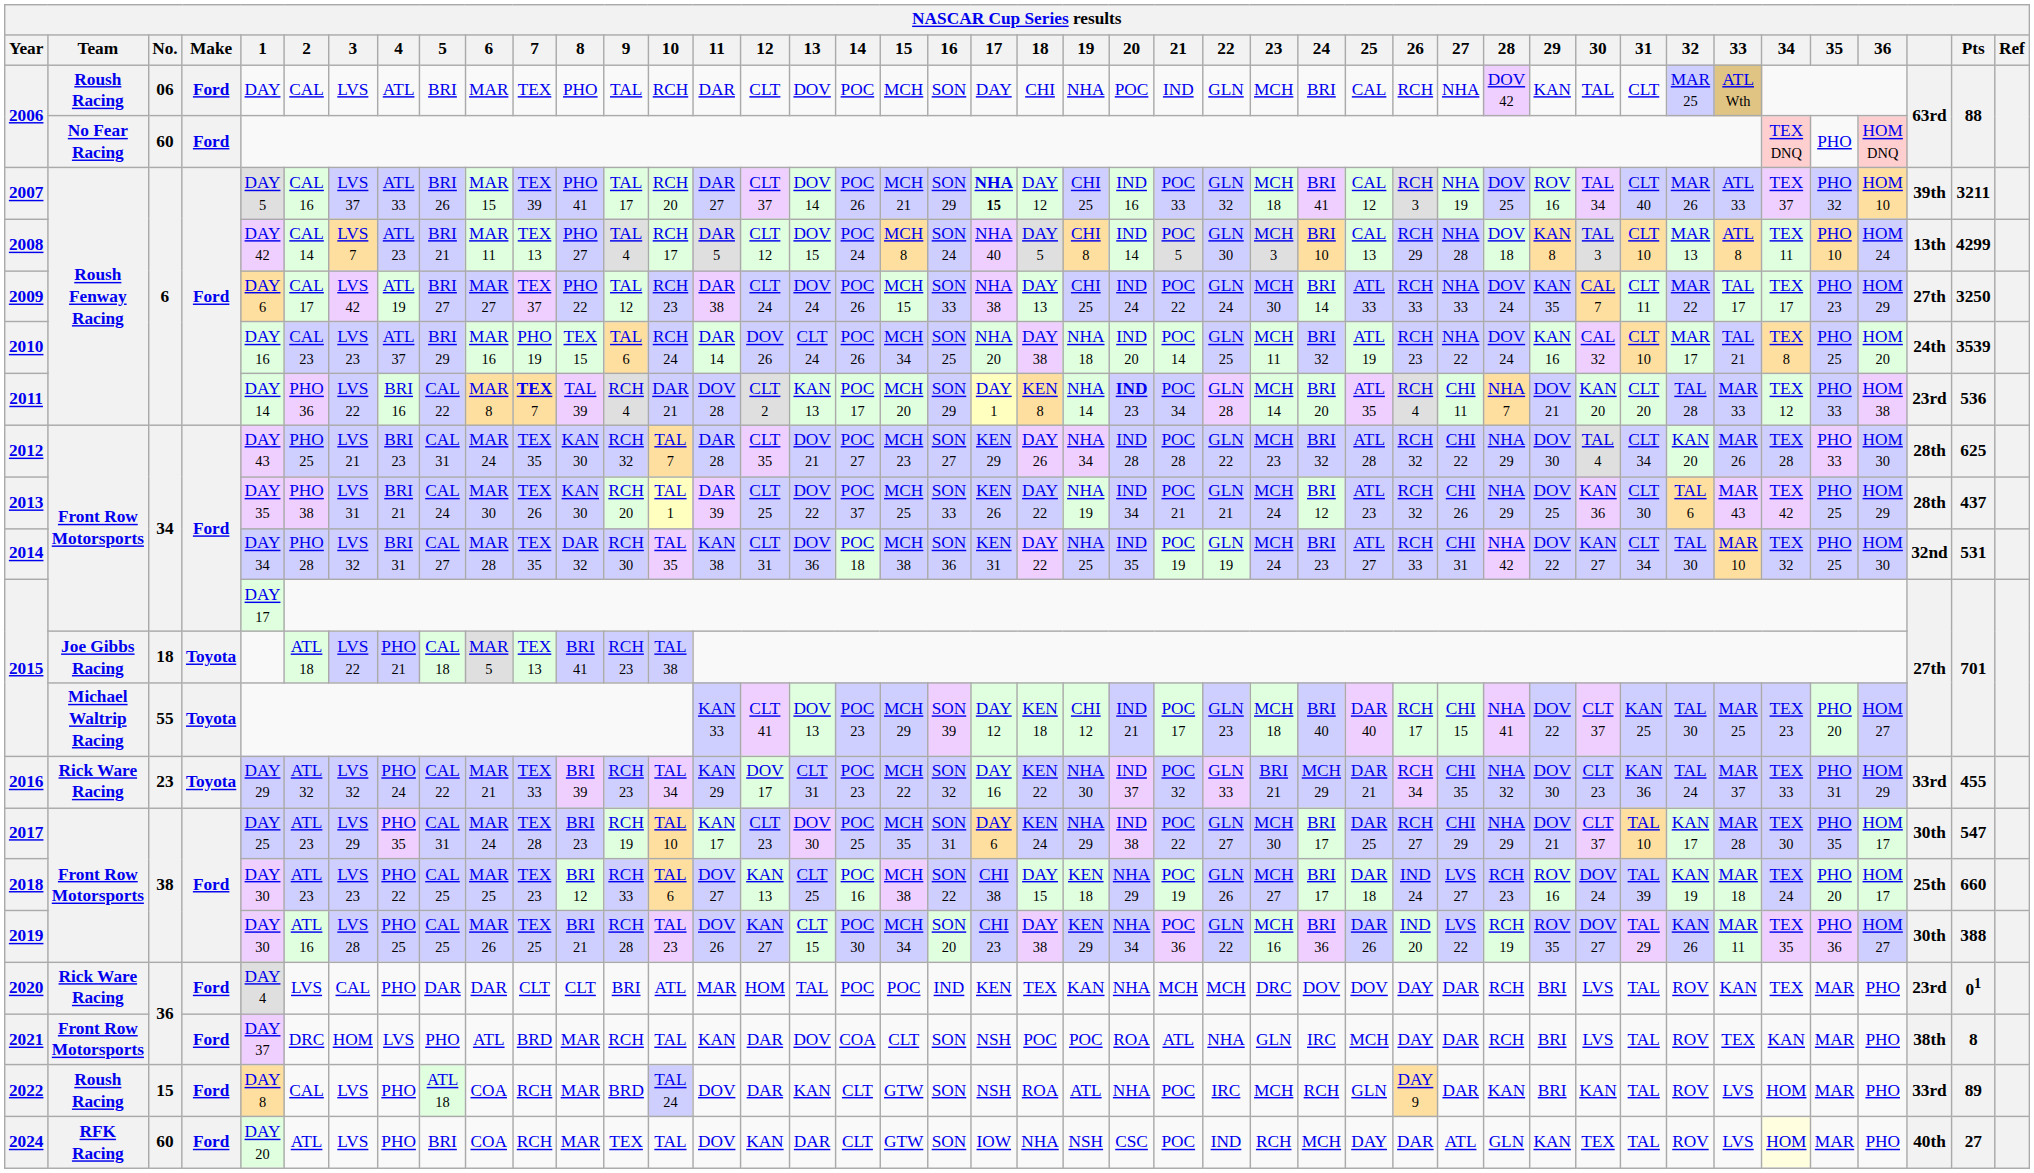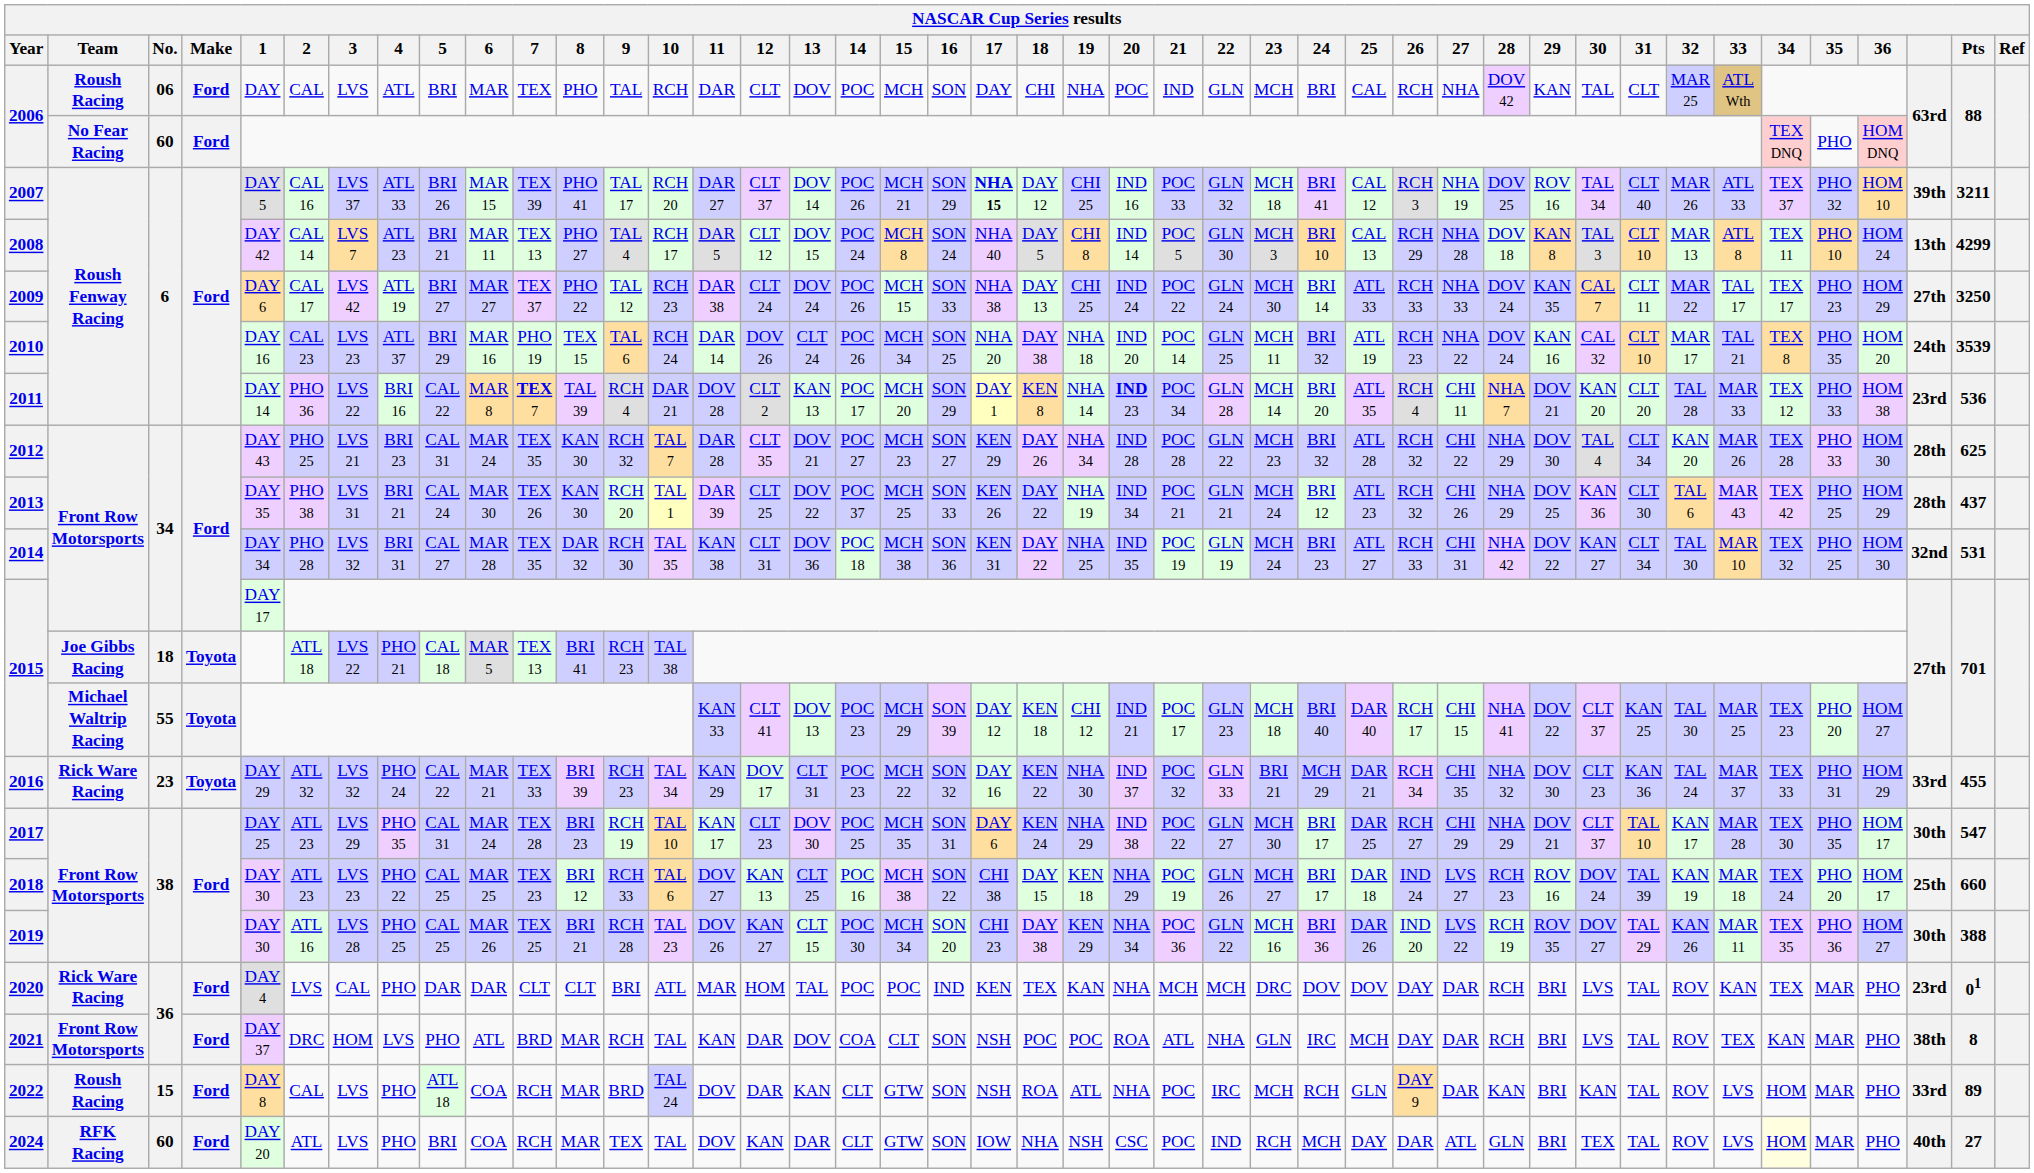(1834, 347) PHO 25 -> (1834, 347) PHO 35
(1552, 1142) KAN -> (1552, 1142) BRI
